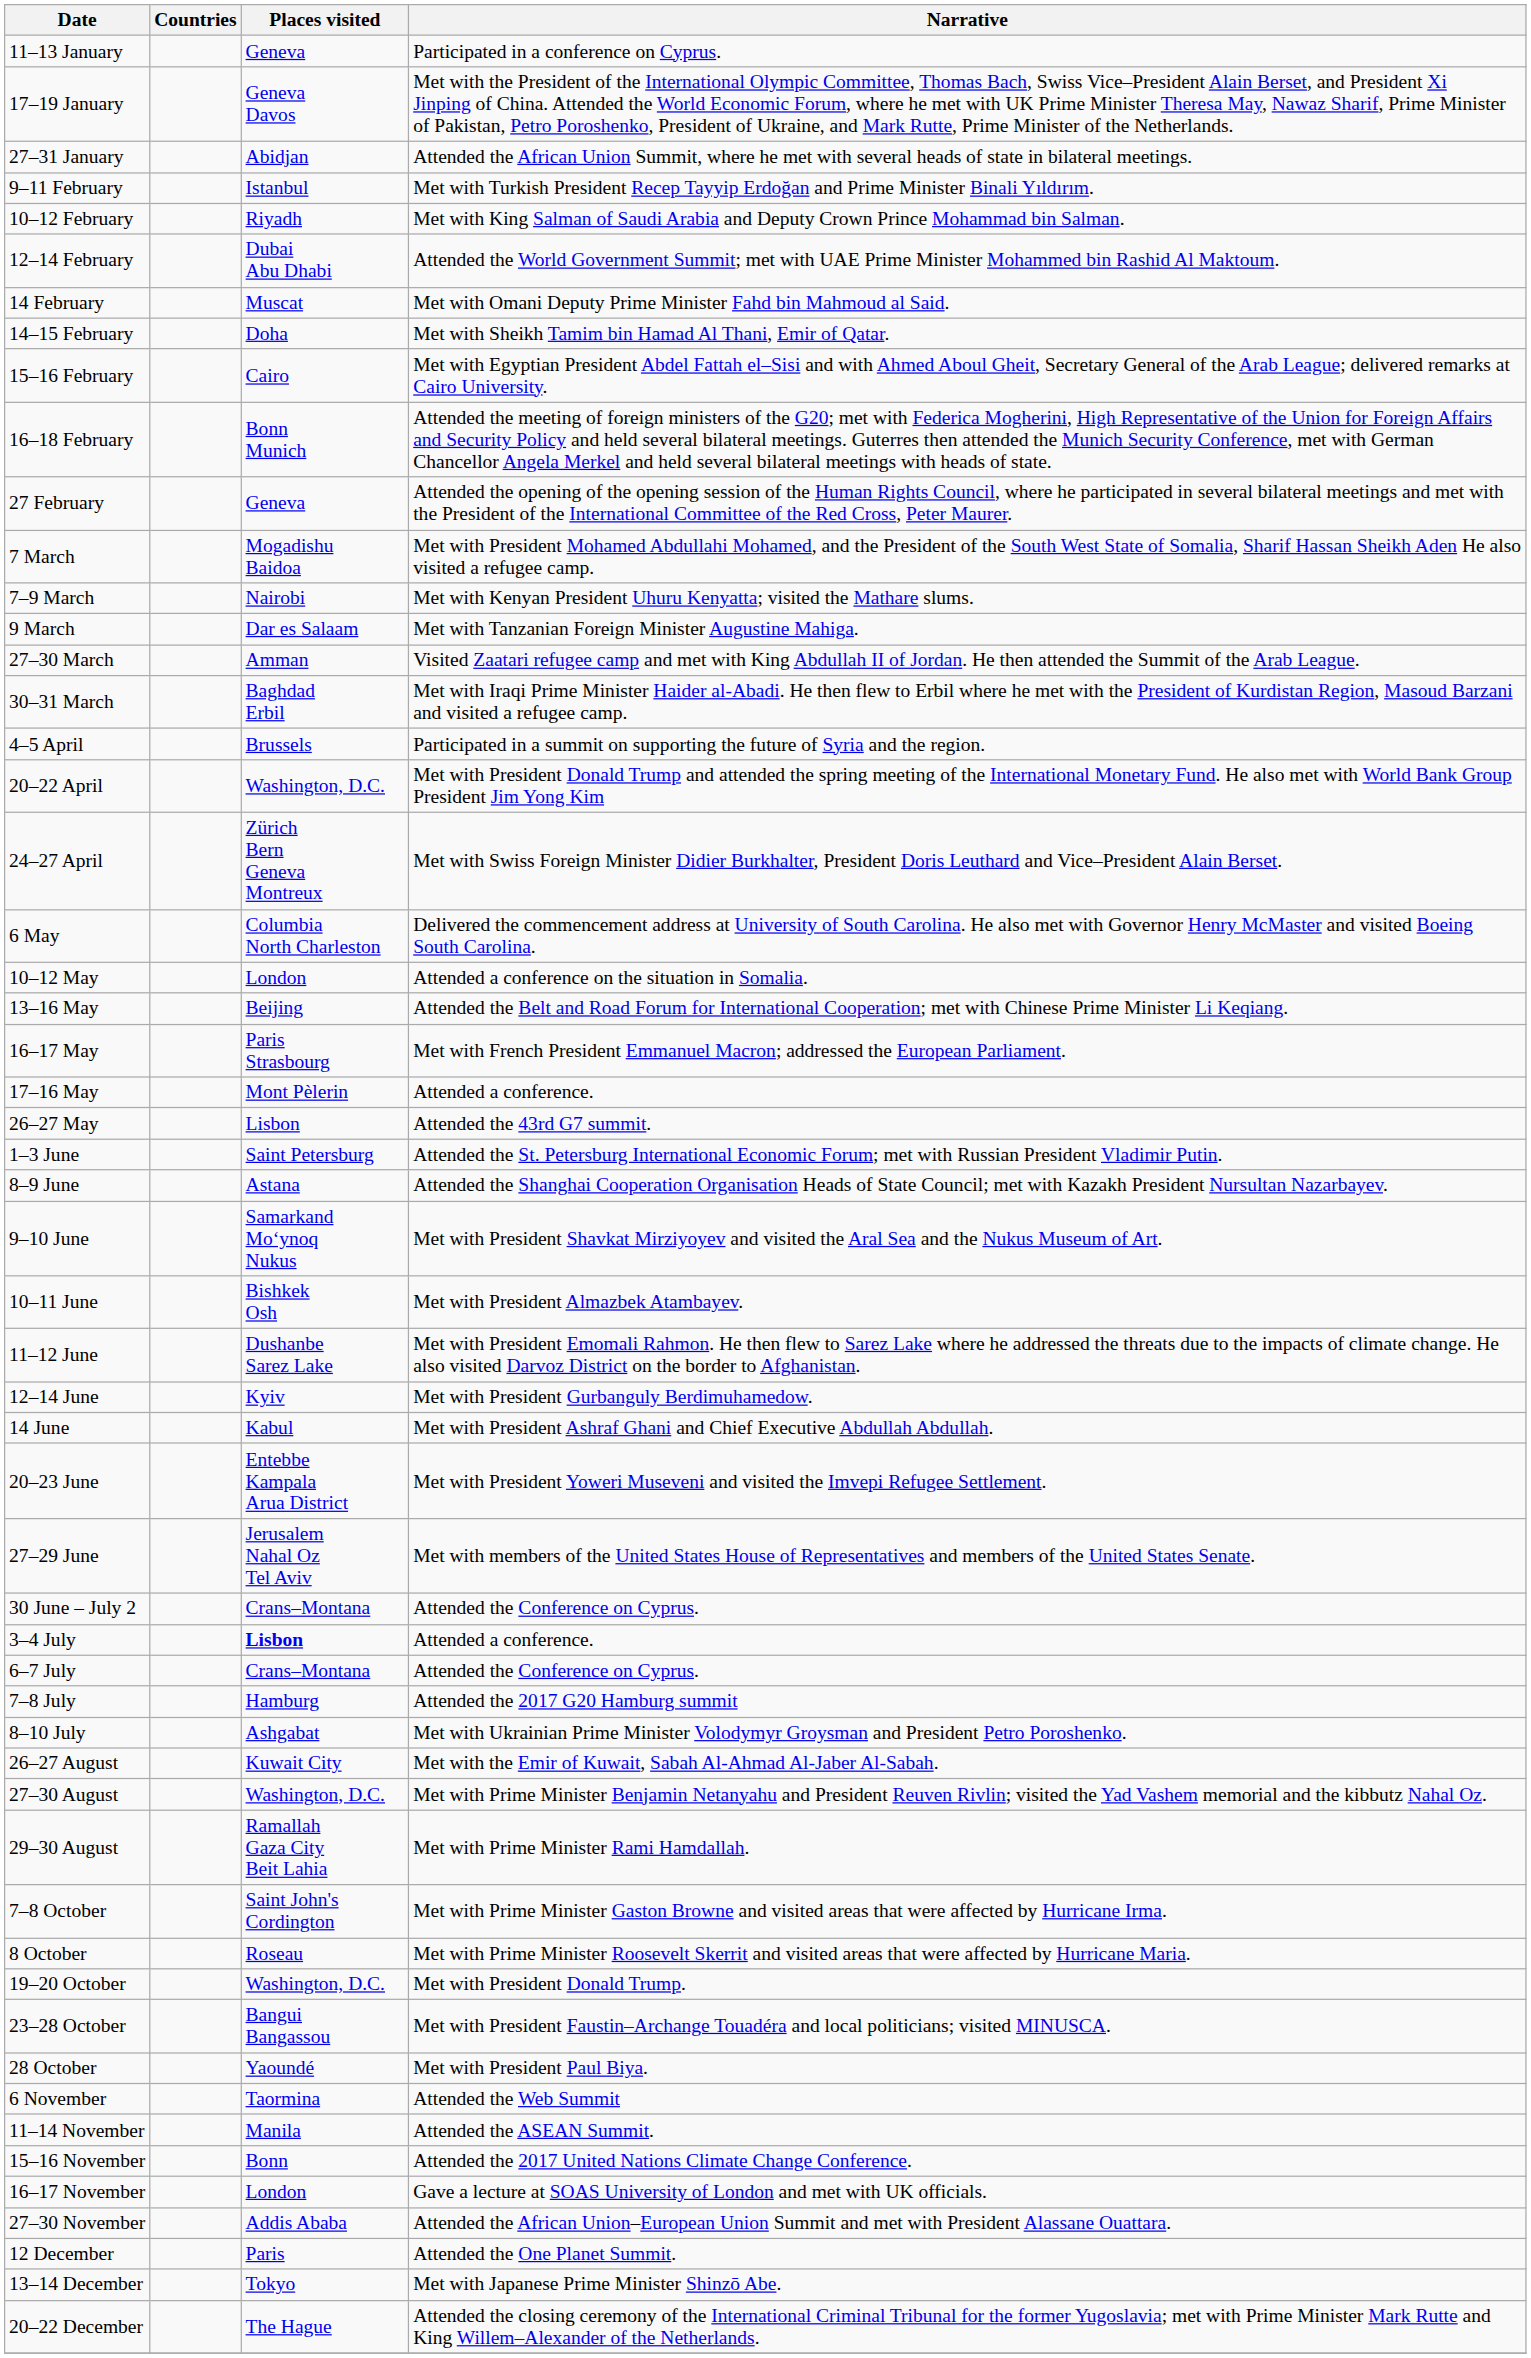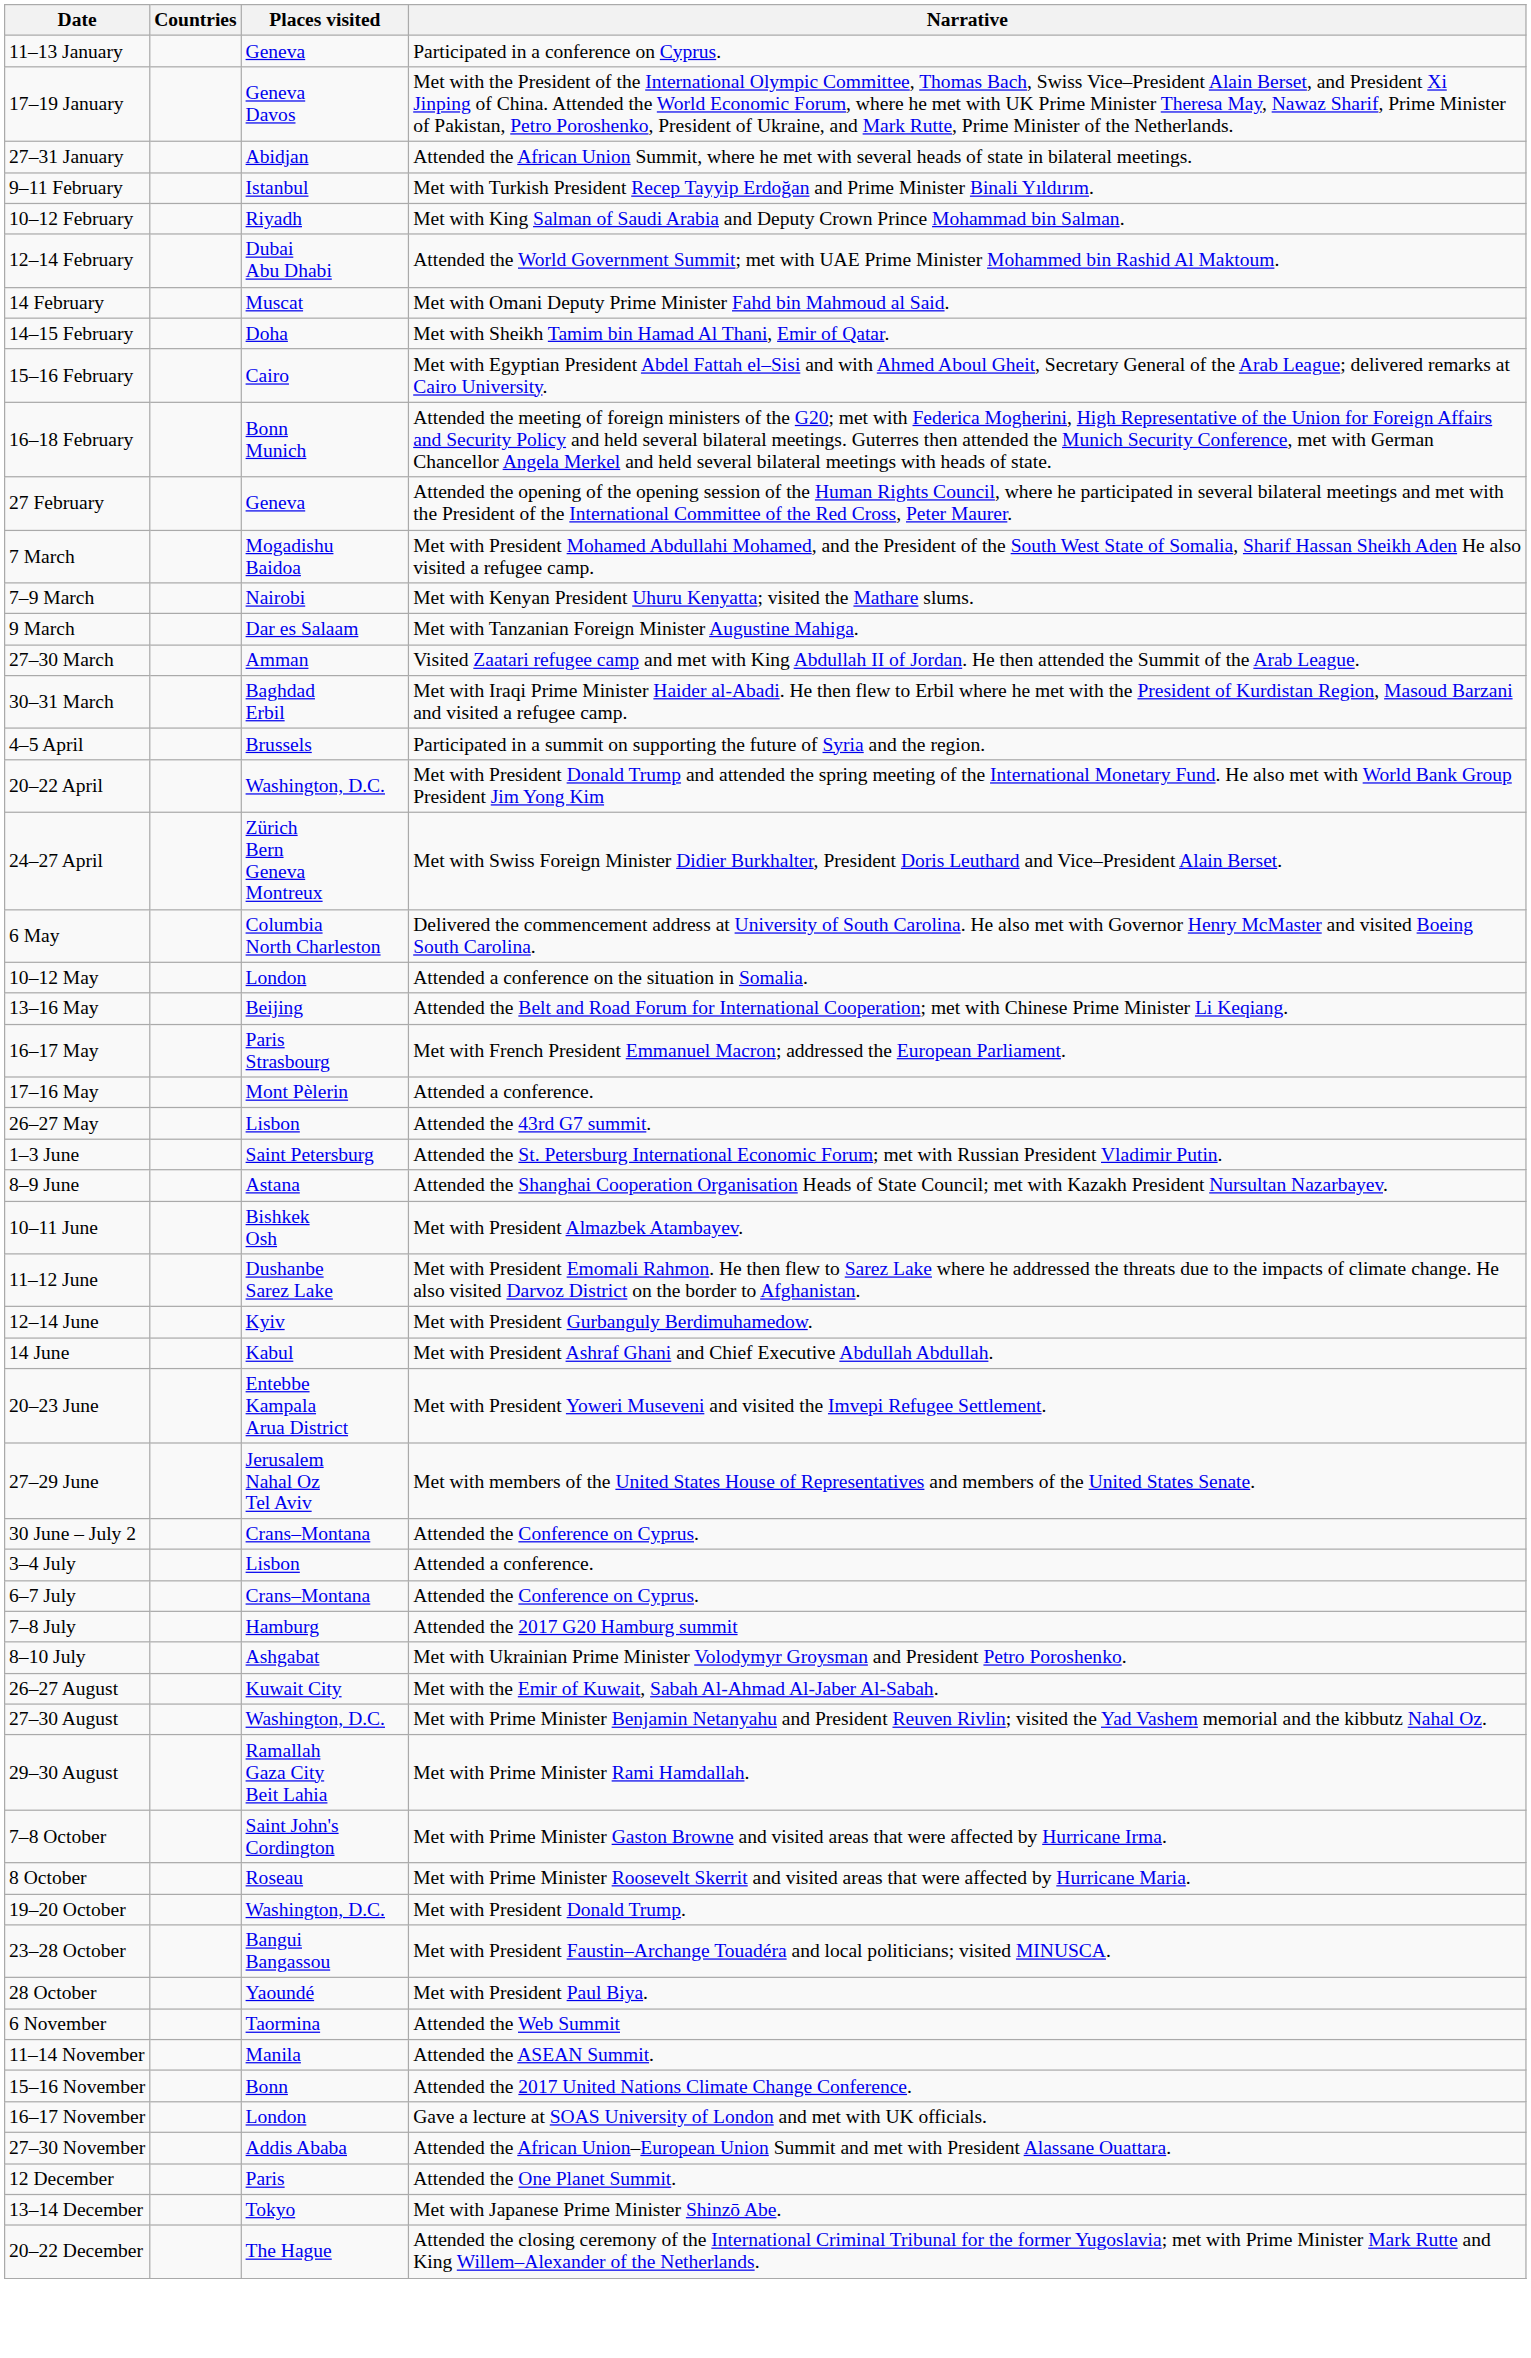- row: (49, 1238)
(274, 1639) bold -> (273, 1564) normal
